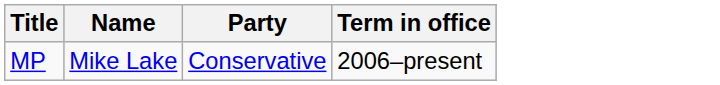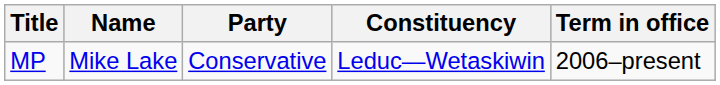+ column: (441, 23)
